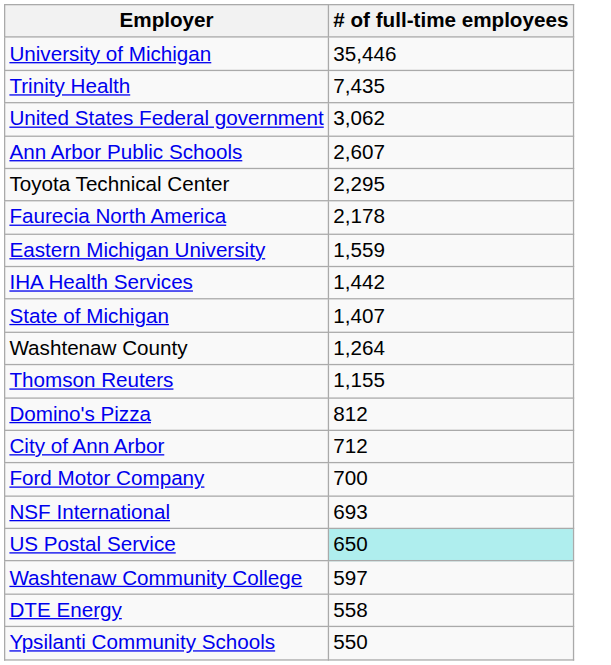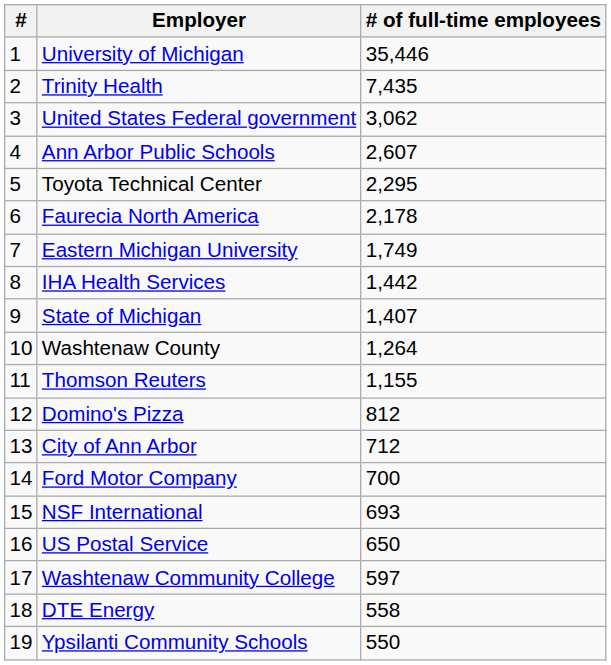+ column: (21, 20)
(359, 250) 1,559 -> (392, 250) 1,749
(350, 544) paleturquoise background -> (383, 544) no background
